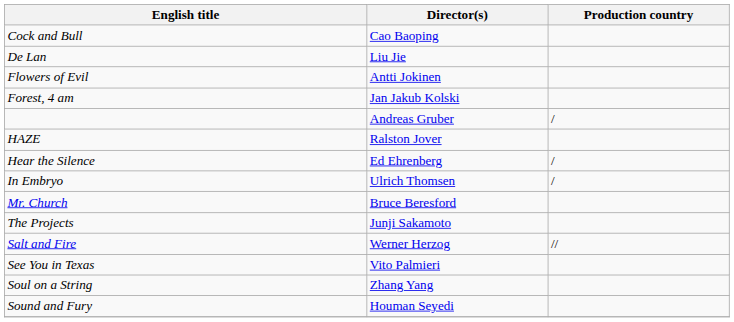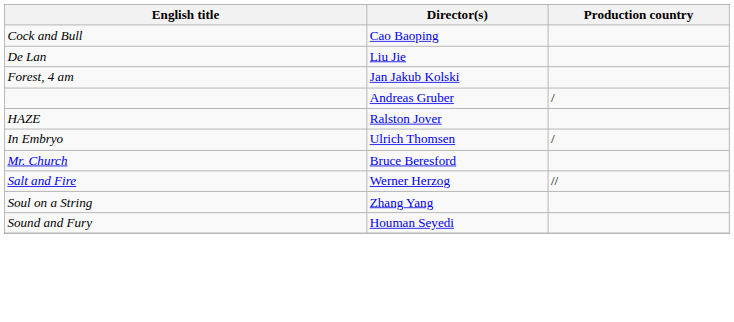- row: (48, 77)
- row: (51, 160)
- row: (41, 222)
- row: (51, 264)
